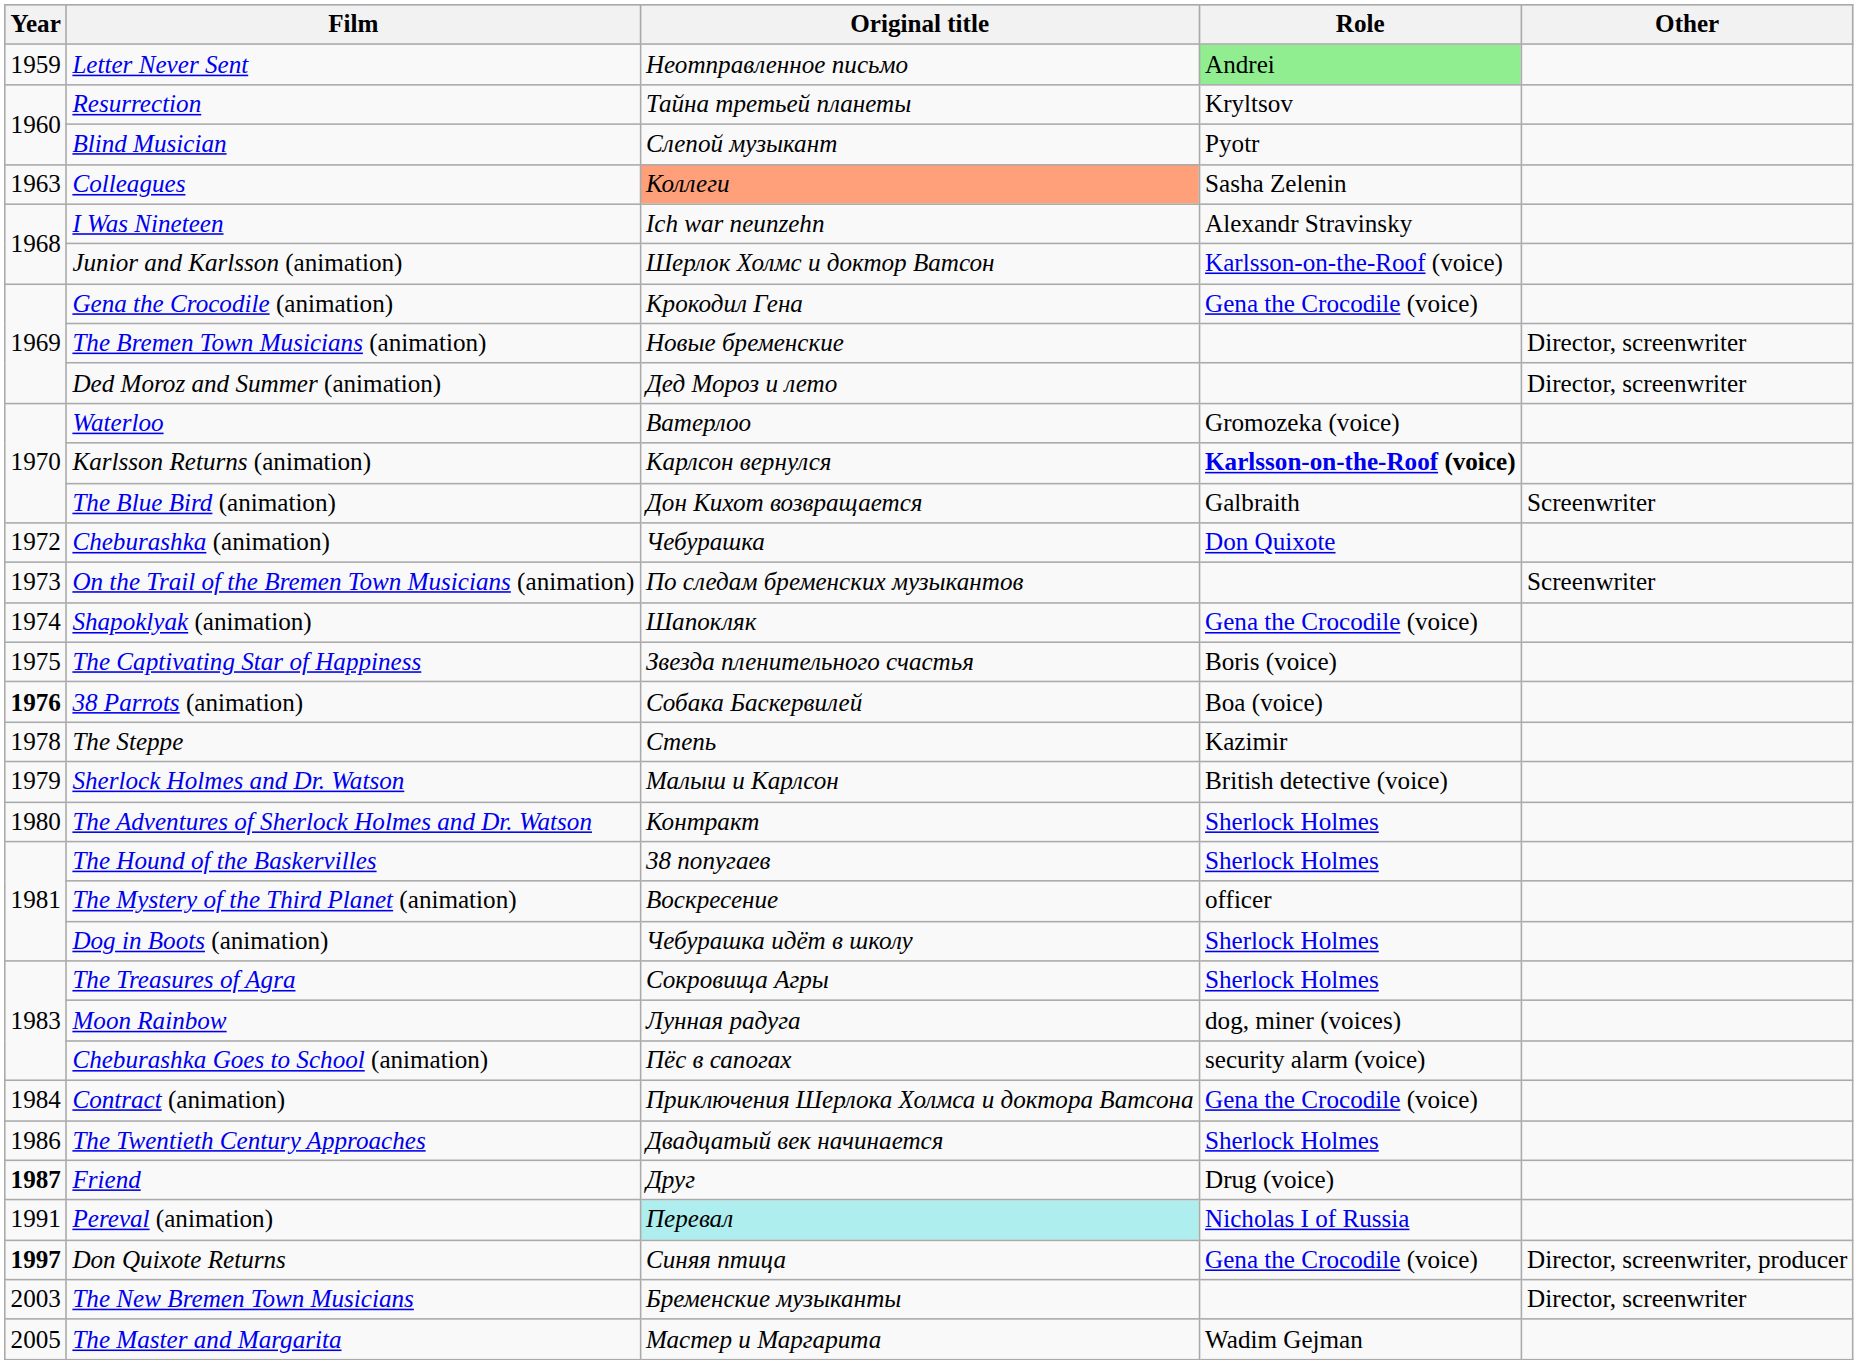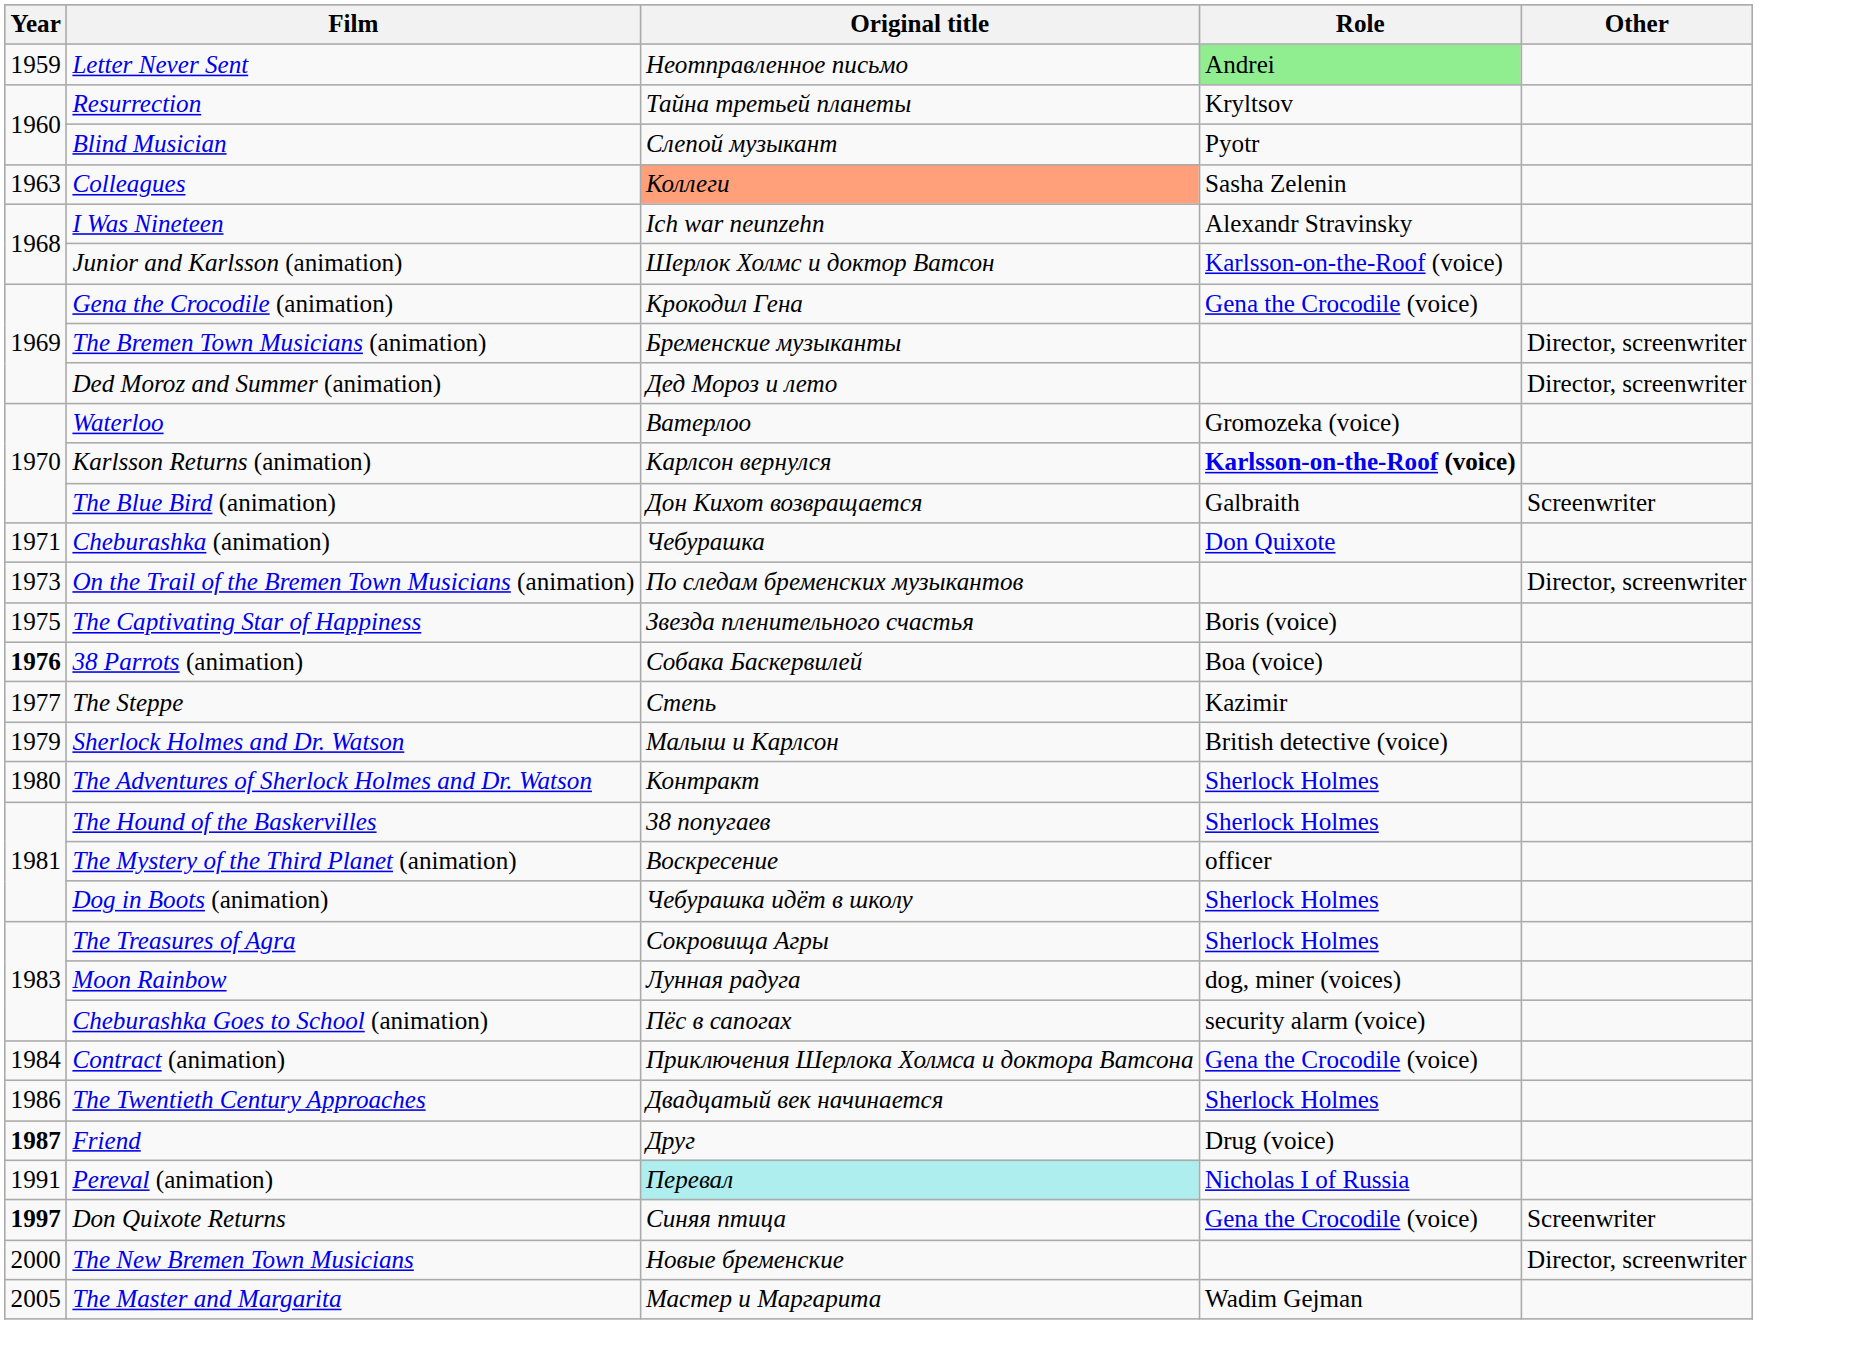(745, 343) Новые бременские -> (774, 343) Бременские музыканты
(36, 542) 1972 -> (36, 542) 1971
(1591, 582) Screenwriter -> (1637, 582) Director, screenwriter
- row: (192, 622)
(36, 741) 1978 -> (36, 701) 1977
(1687, 1259) Director, screenwriter, producer -> (1591, 1219) Screenwriter
(36, 1299) 2003 -> (36, 1259) 2000
(774, 1299) Бременские музыканты -> (745, 1259) Новые бременские
